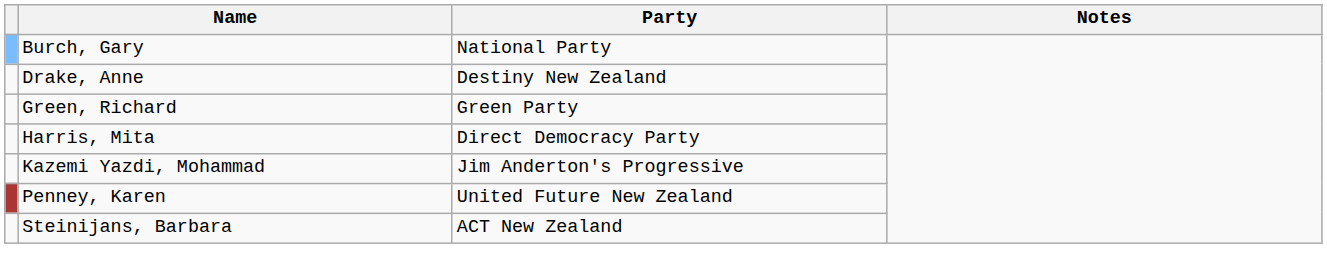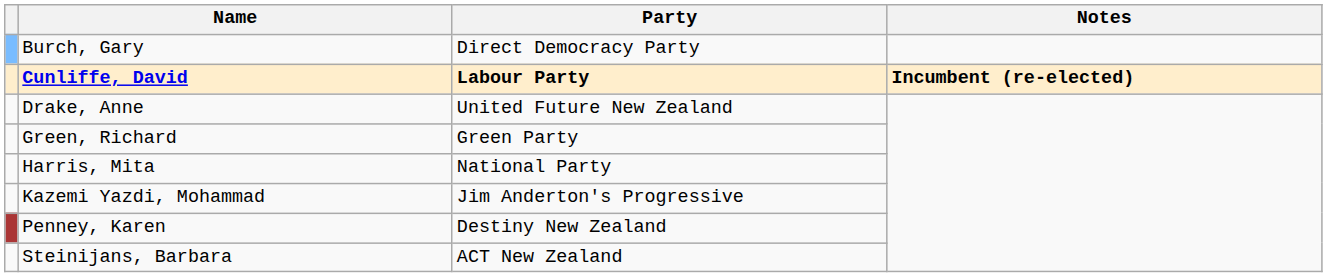(534, 50) National Party -> (578, 50) Direct Democracy Party
+ row: (105, 79)
(562, 79) Destiny New Zealand -> (595, 109) United Future New Zealand
(578, 139) Direct Democracy Party -> (534, 168) National Party
(595, 198) United Future New Zealand -> (562, 228) Destiny New Zealand
